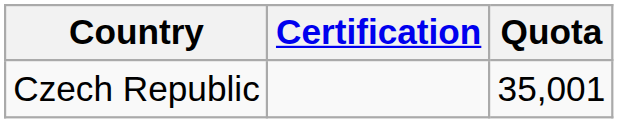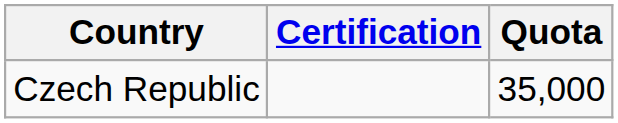(551, 88) 35,001 -> (551, 88) 35,000
